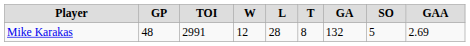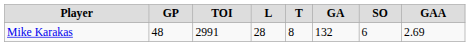- column: (250, 13)
(372, 32) 5 -> (364, 32) 6
